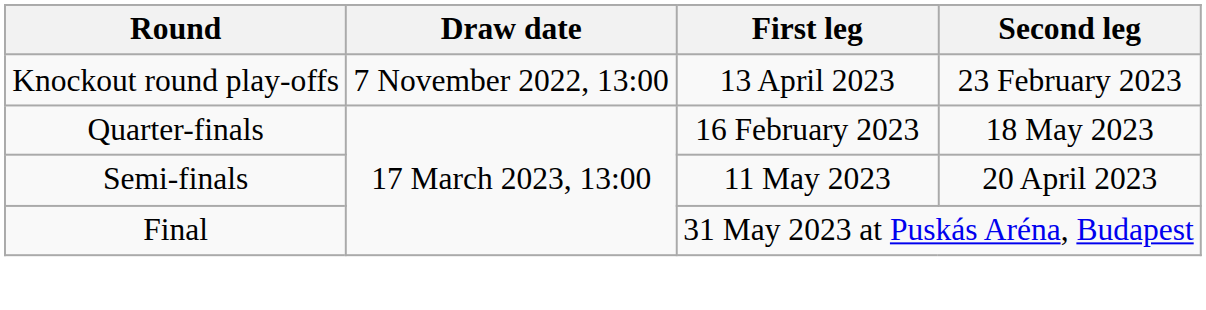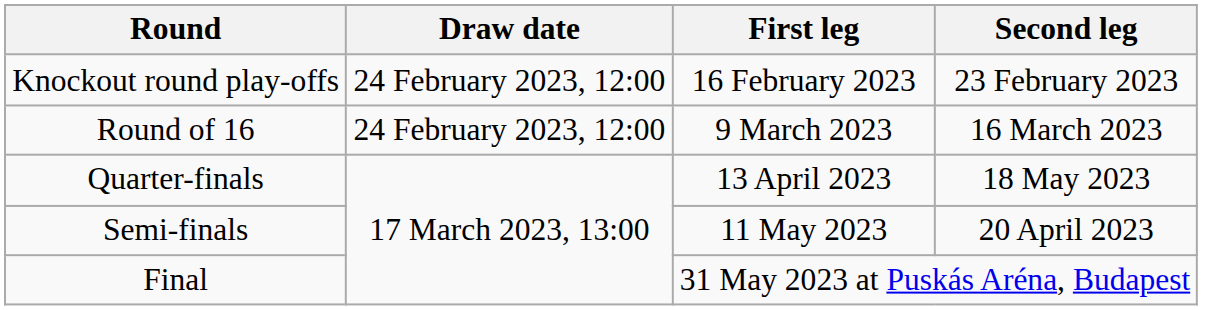(511, 79) 7 November 2022, 13:00 -> (509, 79) 24 February 2023, 12:00
(807, 79) 13 April 2023 -> (804, 79) 16 February 2023
+ row: (176, 129)
(807, 129) 16 February 2023 -> (804, 179) 13 April 2023
